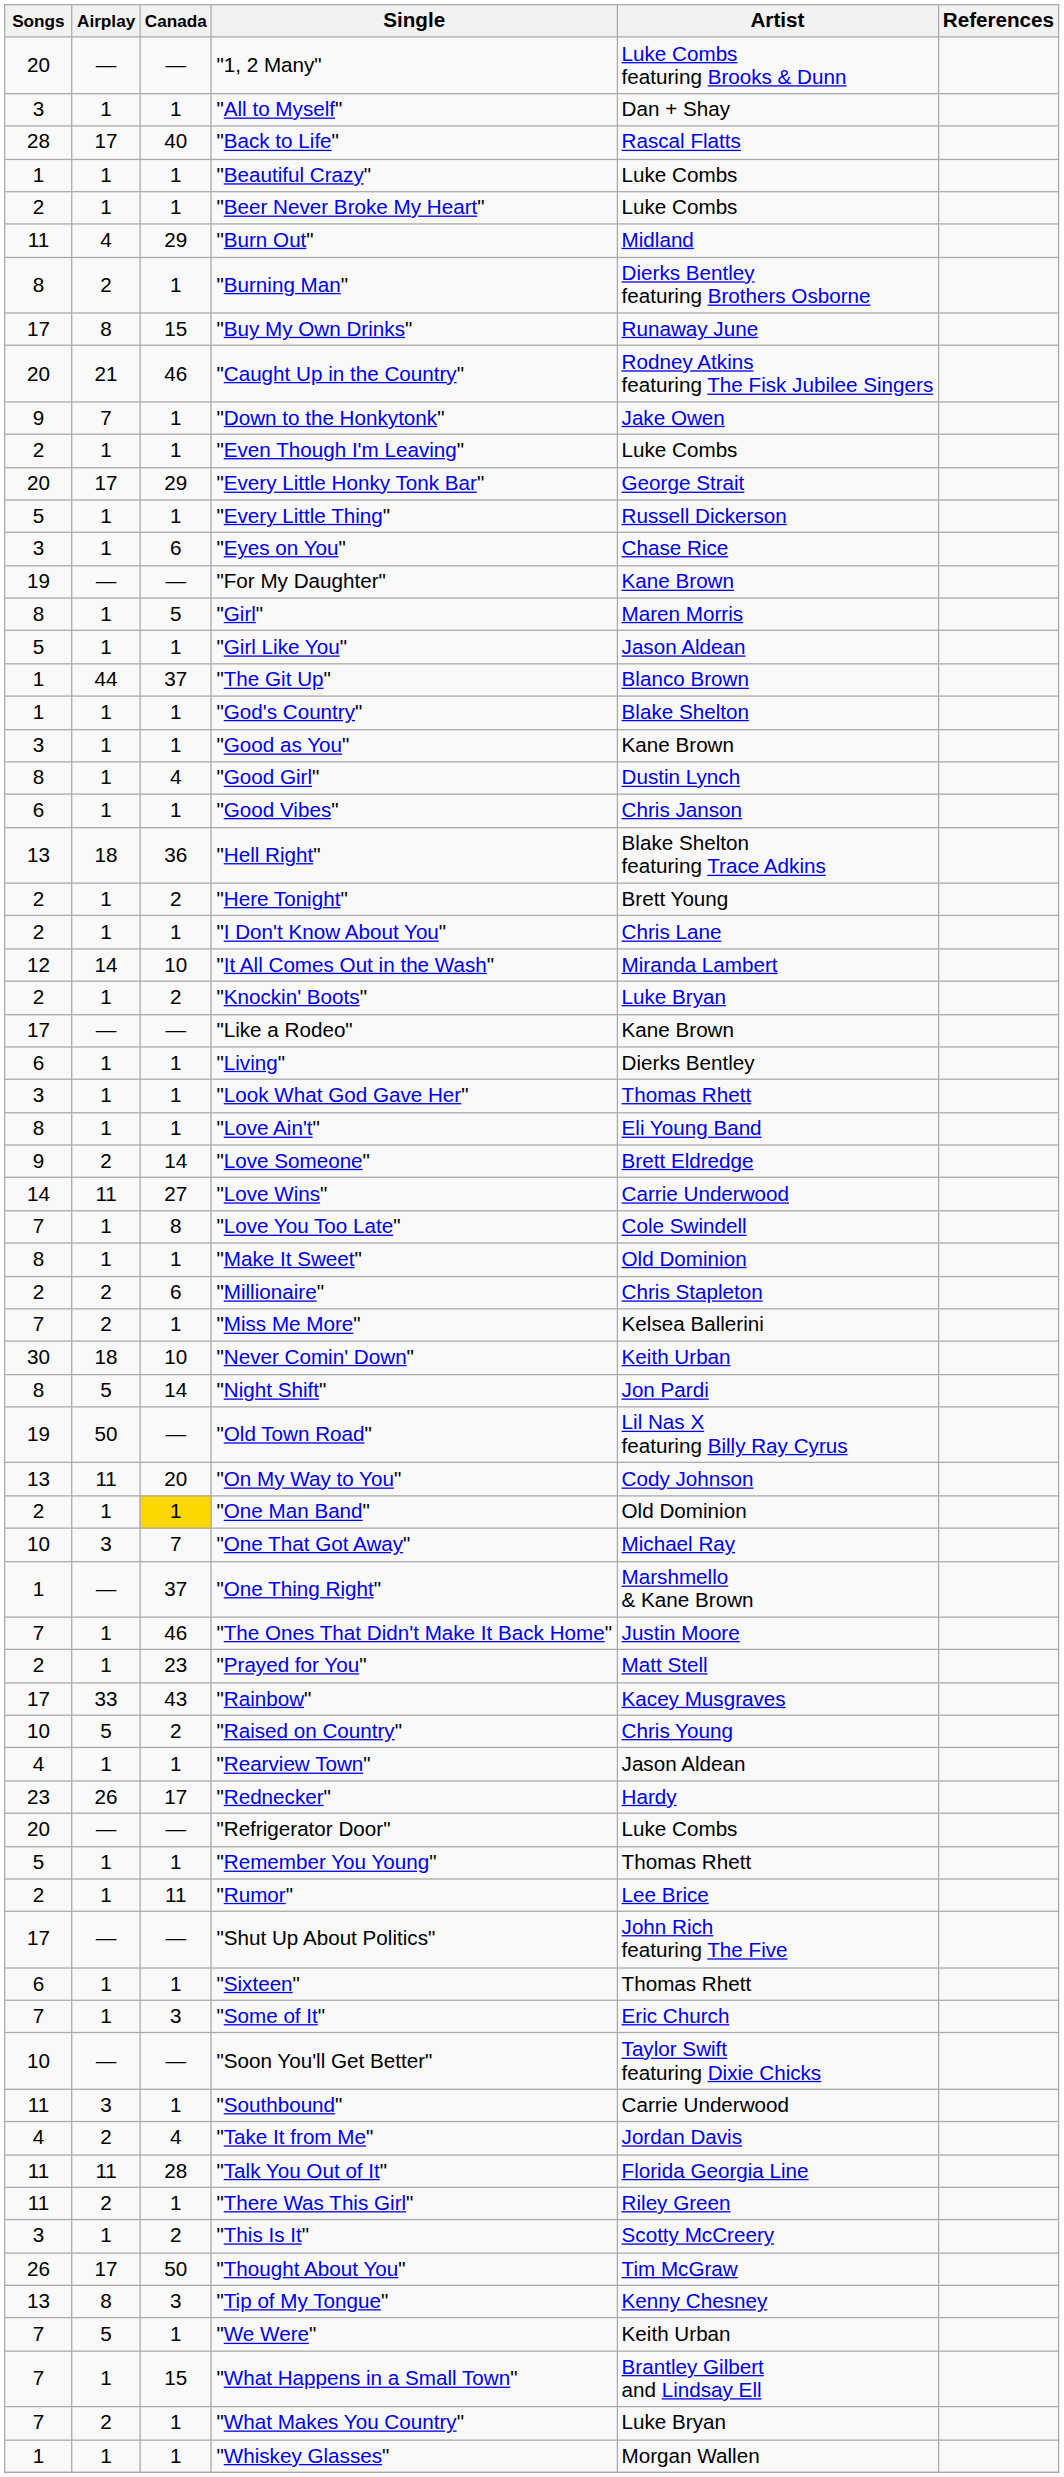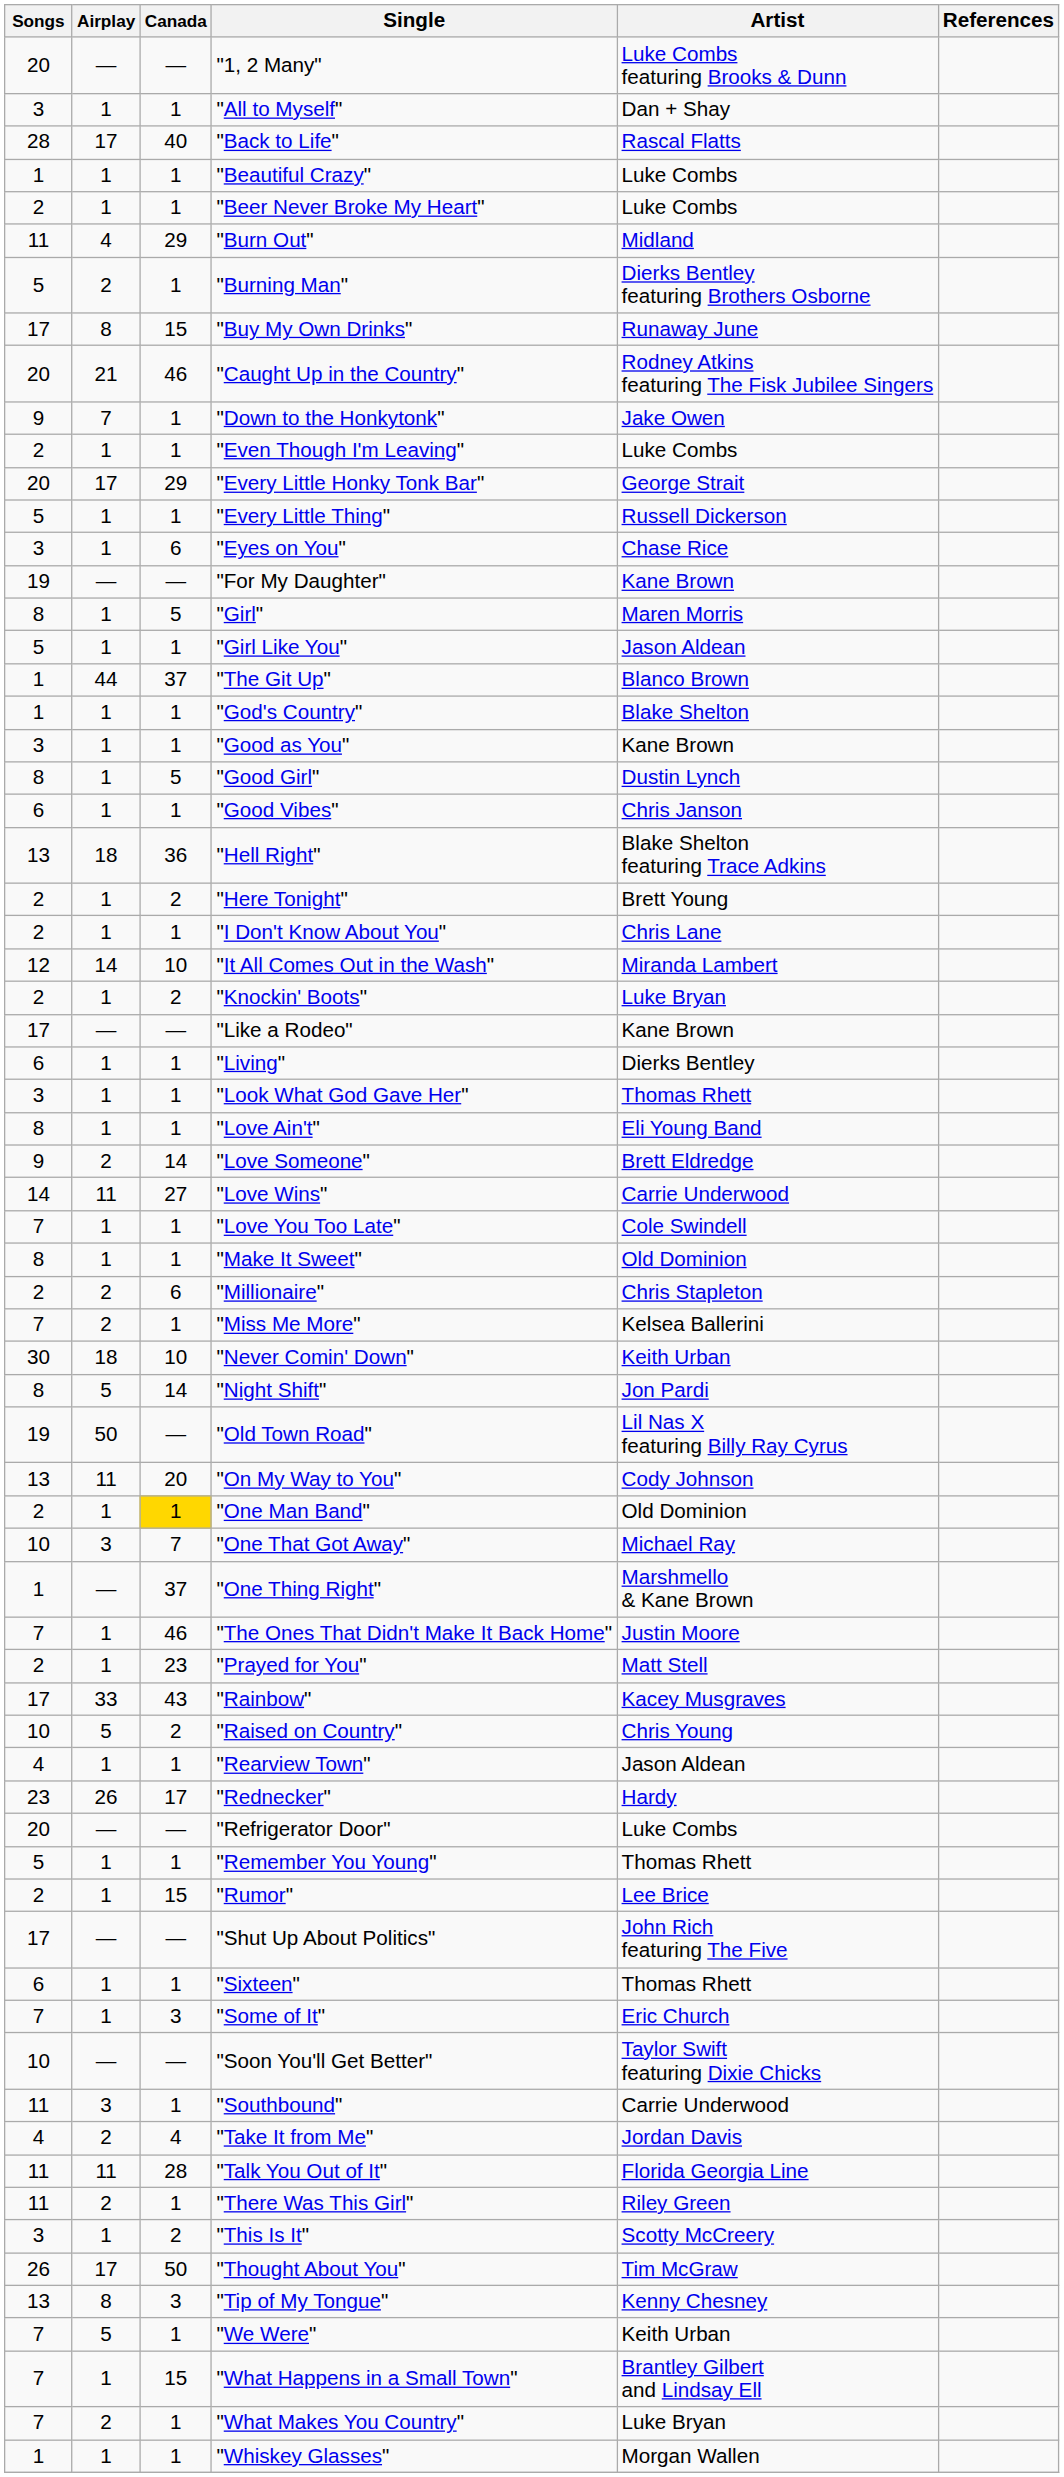(38, 284) 8 -> (38, 284) 5
(176, 777) 4 -> (176, 777) 5
(176, 1226) 8 -> (176, 1226) 1
(176, 1895) 11 -> (176, 1895) 15
